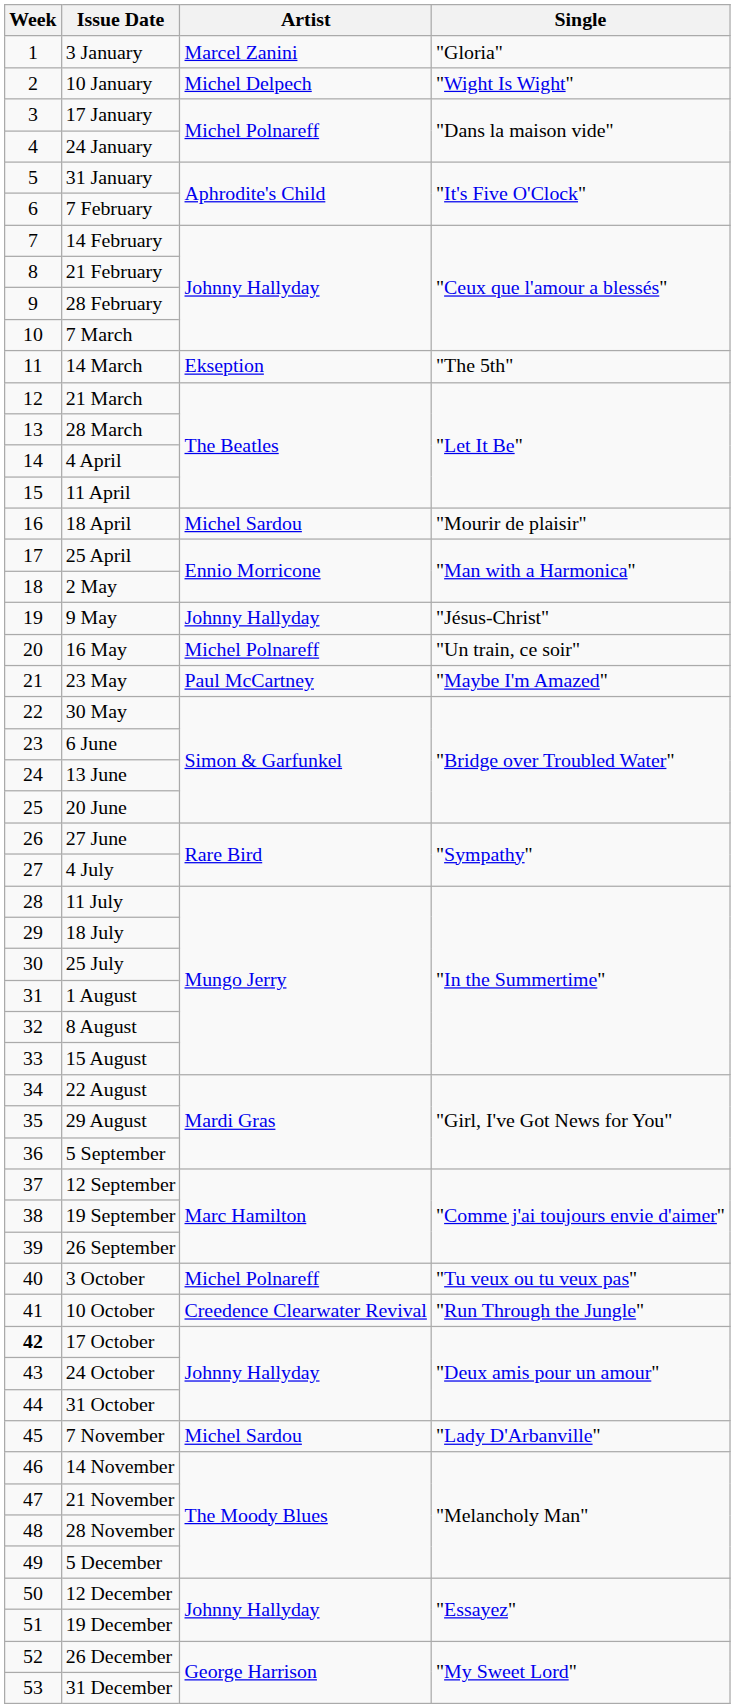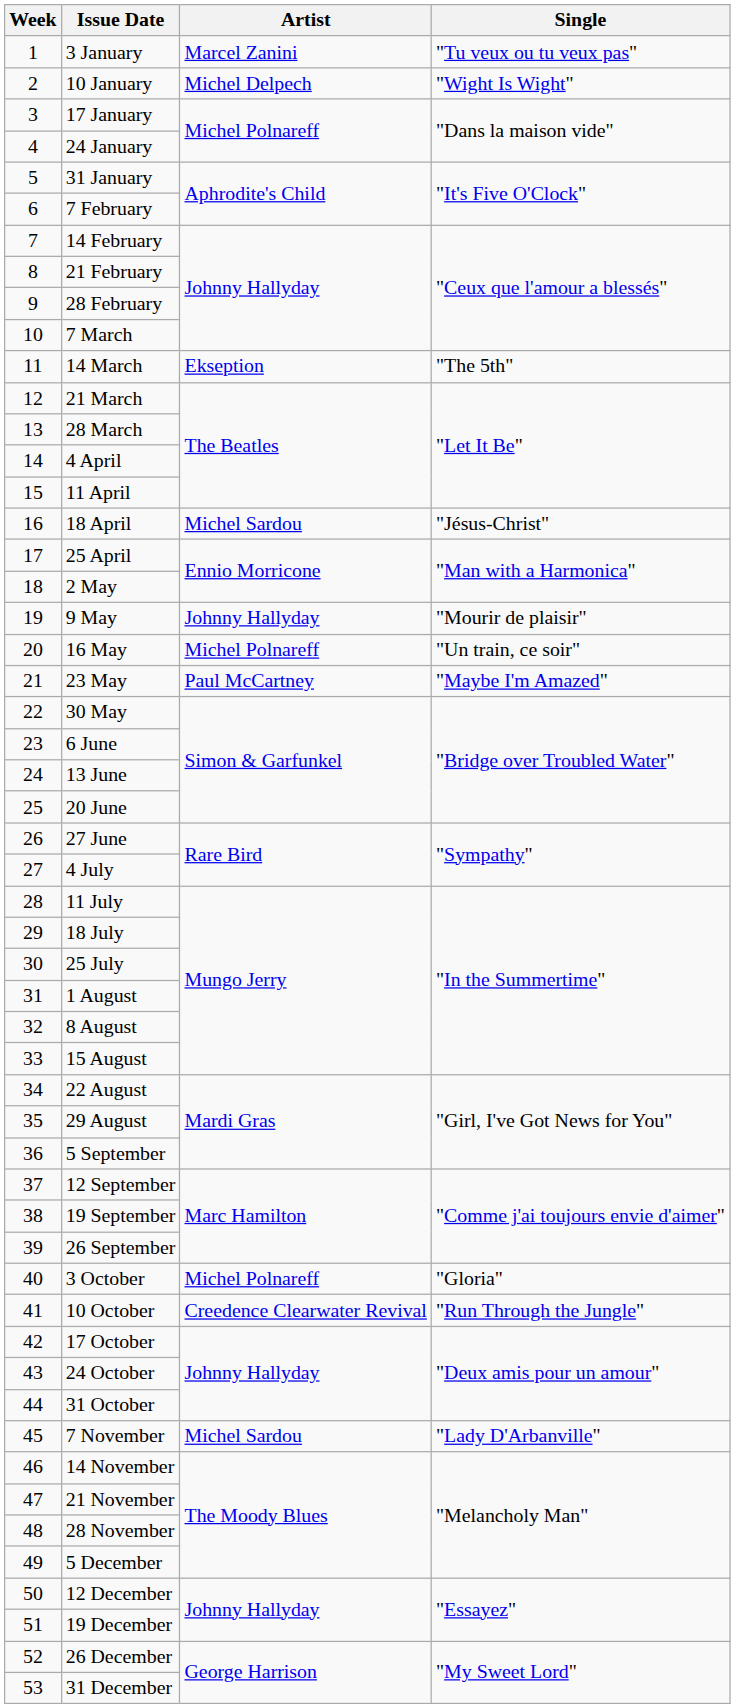(469, 51) "Gloria" -> (537, 51) "Tu veux ou tu veux pas"
(511, 523) "Mourir de plaisir" -> (493, 523) "Jésus-Christ"
(493, 618) "Jésus-Christ" -> (511, 618) "Mourir de plaisir"
(537, 1278) "Tu veux ou tu veux pas" -> (469, 1278) "Gloria"
(33, 1341) bold -> (33, 1341) normal
